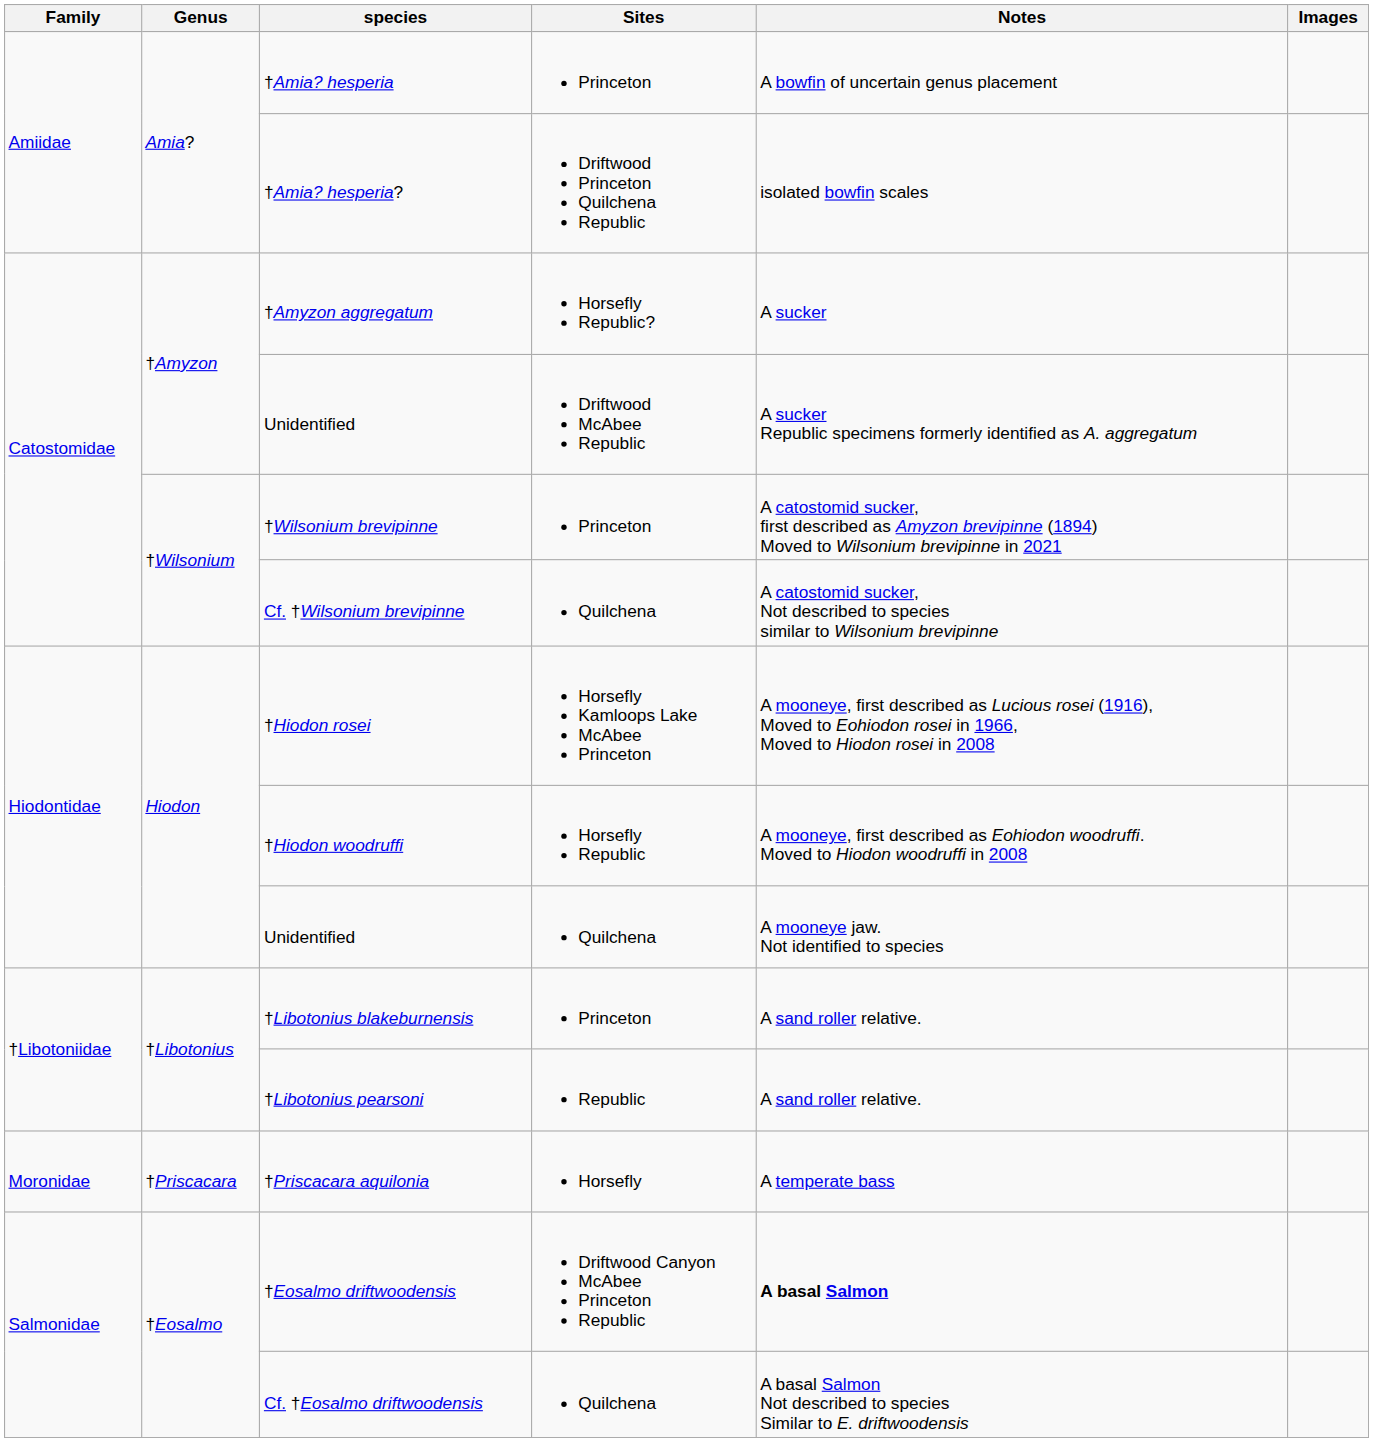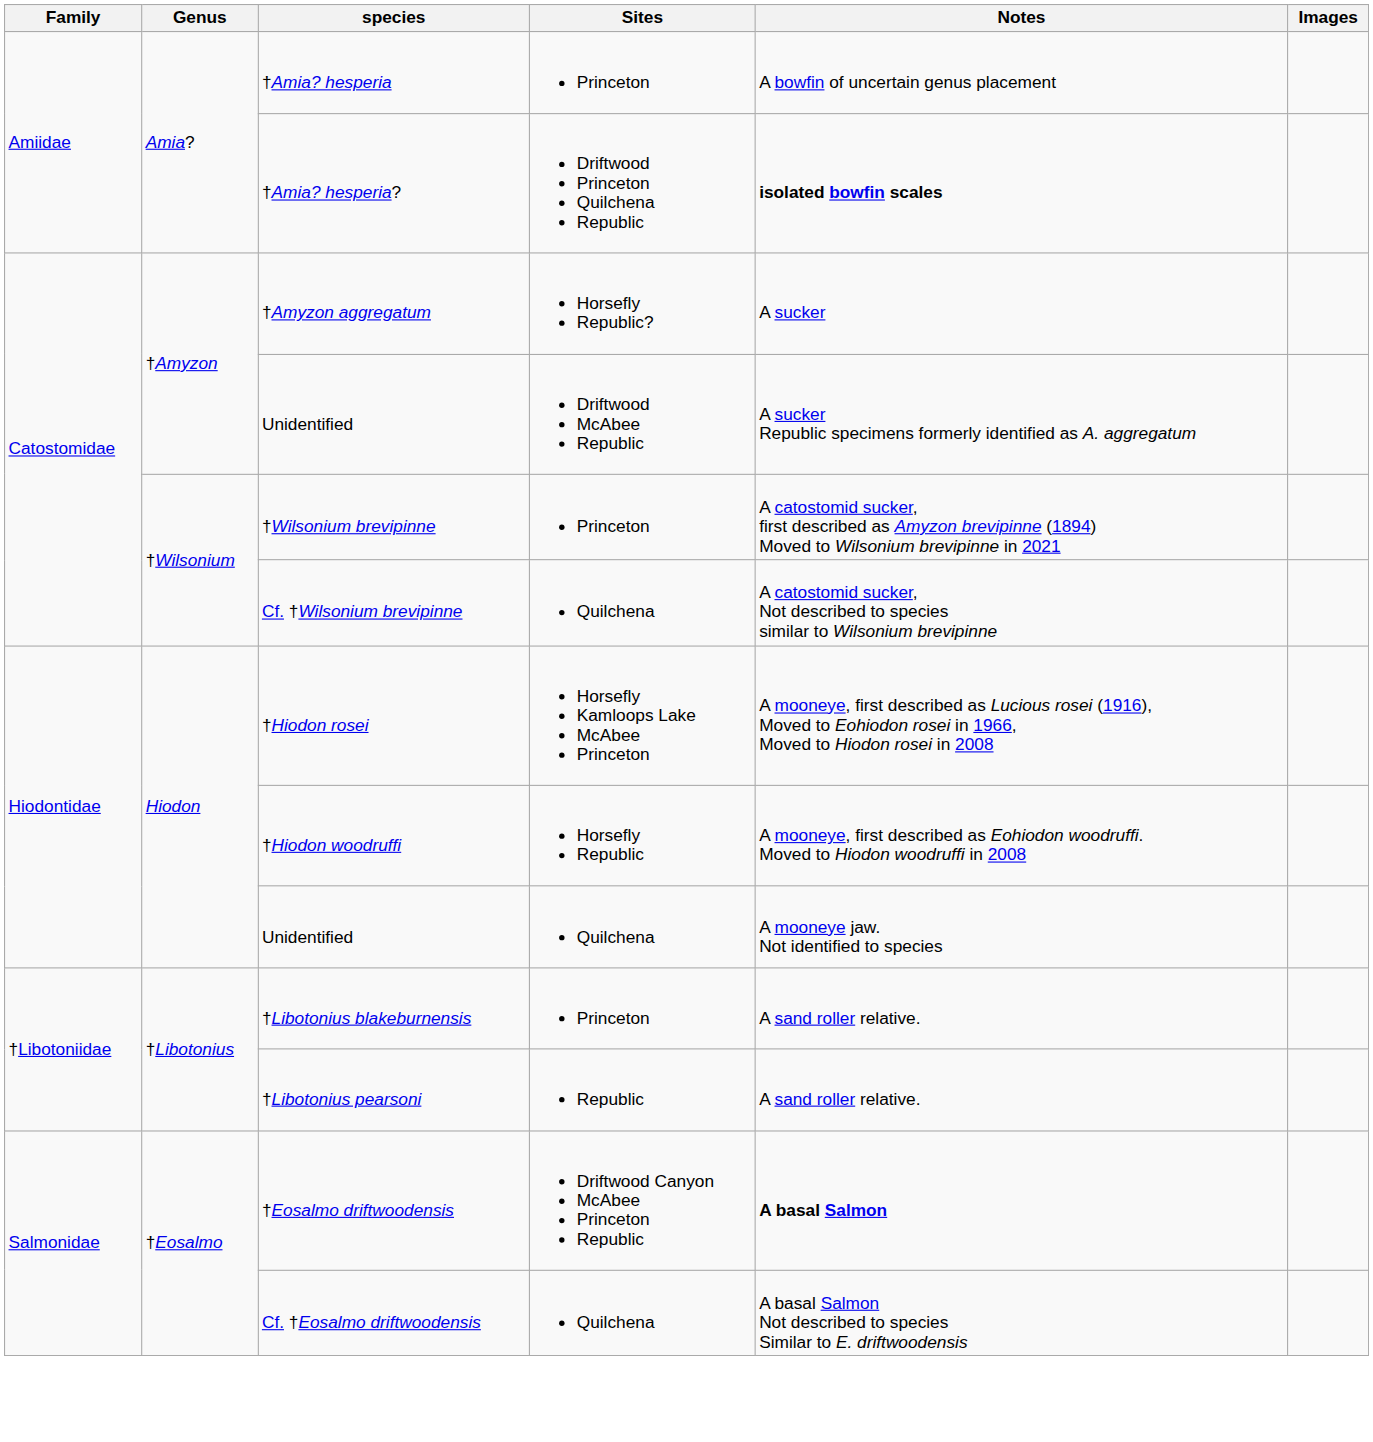(844, 192) normal -> (851, 192) bold
- row: (347, 1180)
